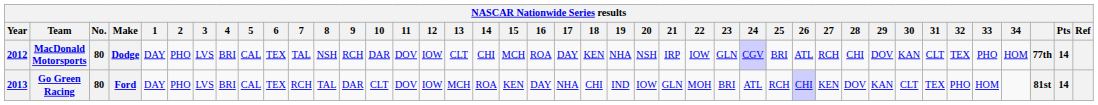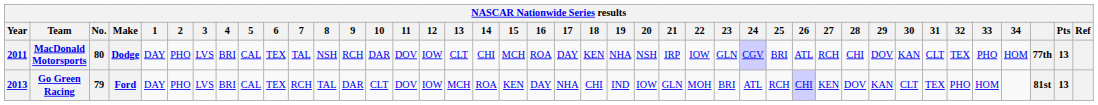(17, 55) 2012 -> (17, 55) 2011
(1064, 55) 14 -> (1064, 55) 13
(99, 85) 80 -> (99, 85) 79
(1064, 85) 14 -> (1064, 85) 13
